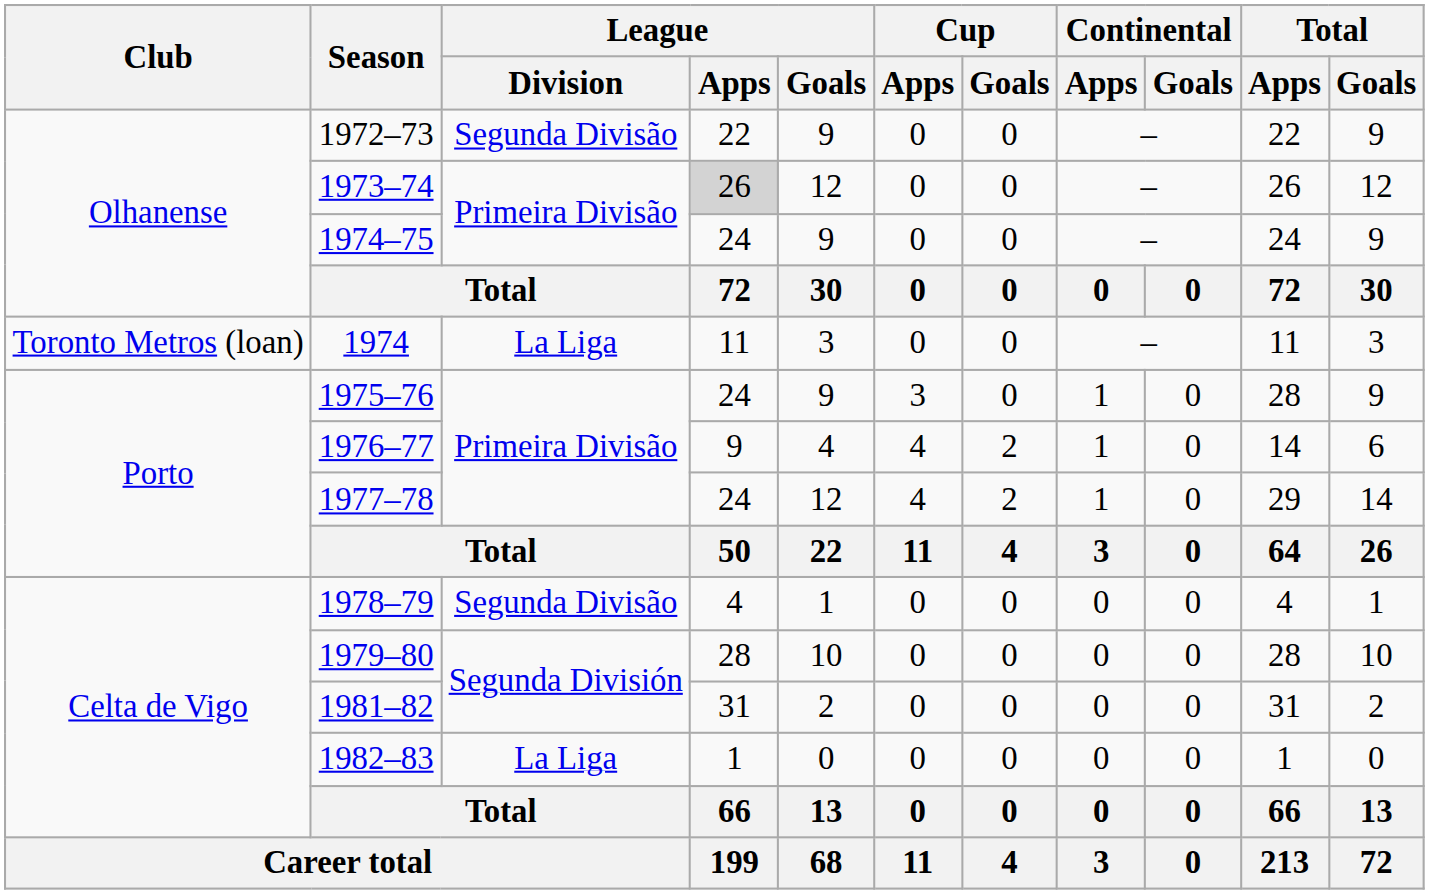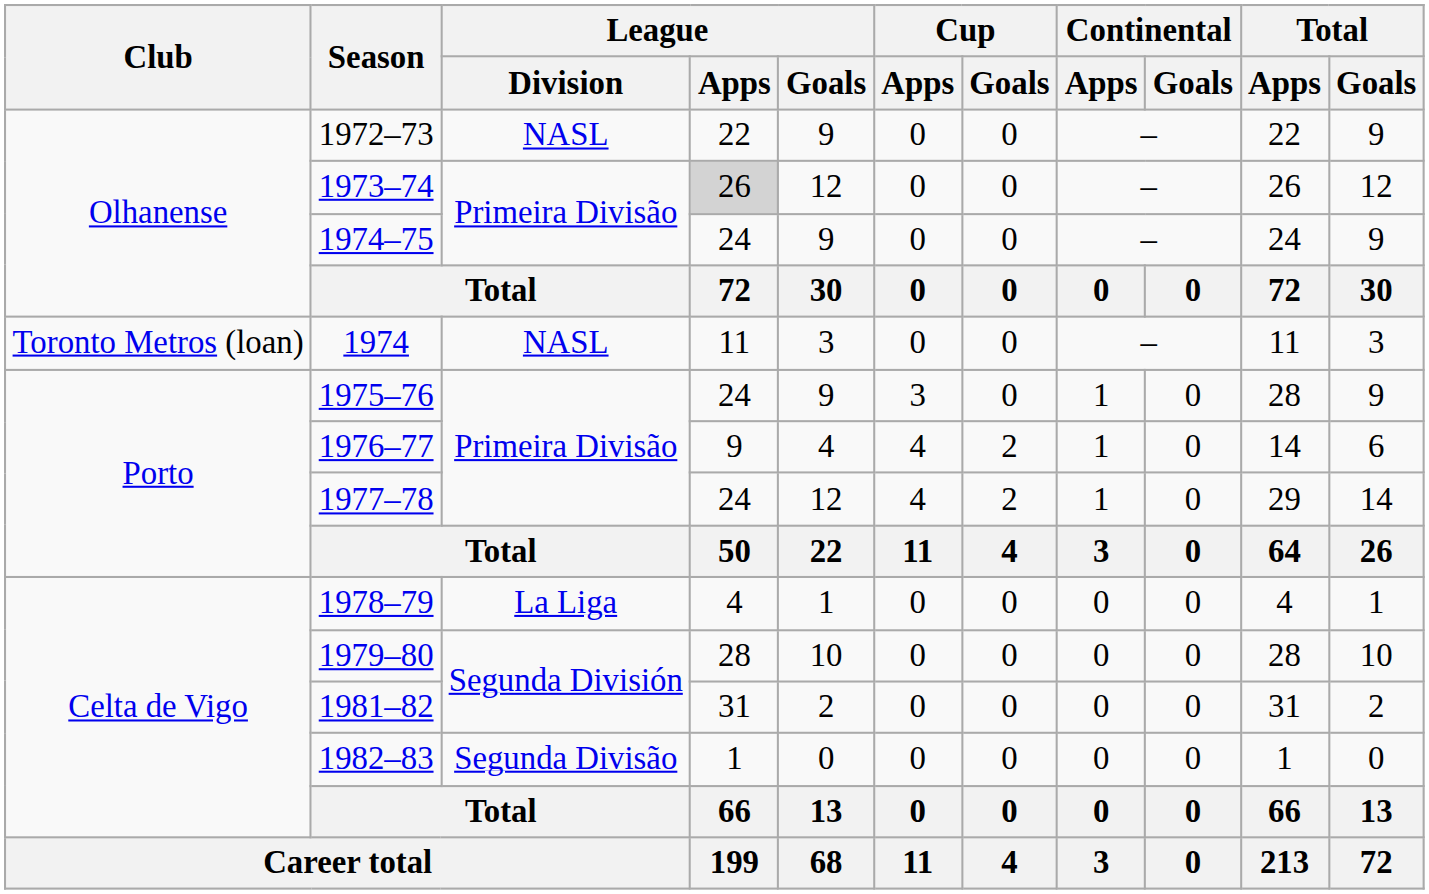(566, 134) Segunda Divisão -> (566, 134) NASL
(566, 342) La Liga -> (566, 342) NASL
(566, 602) Segunda Divisão -> (566, 602) La Liga
(566, 758) La Liga -> (566, 758) Segunda Divisão
